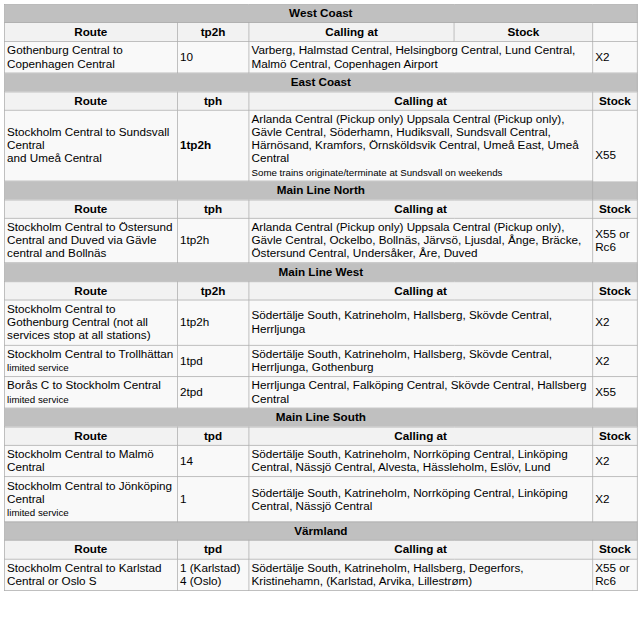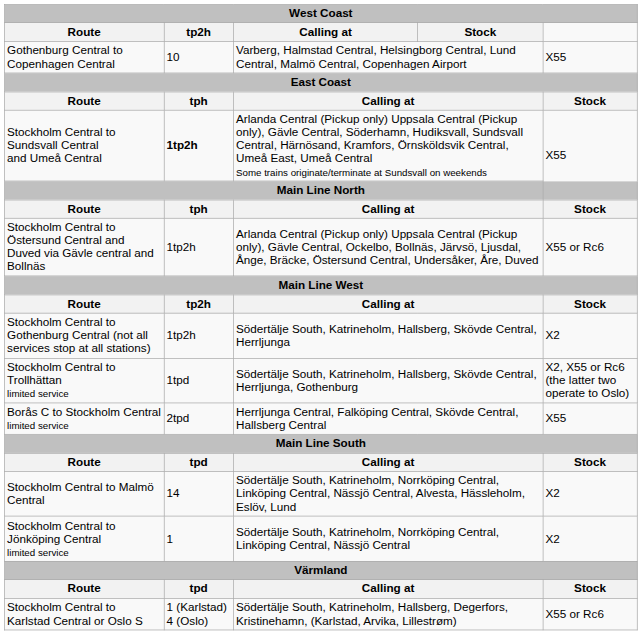(602, 57) X2 -> (556, 57) X55
(602, 360) X2 -> (587, 380) X2, X55 or Rc6 (the latter two operate to Oslo)
